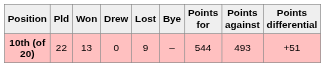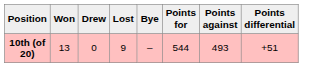- column: (61, 19)
